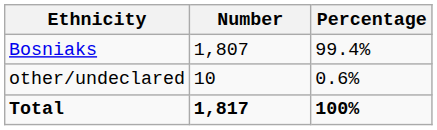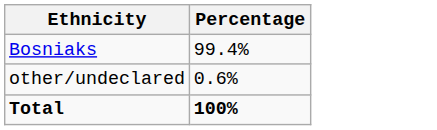- column: (250, 20)
